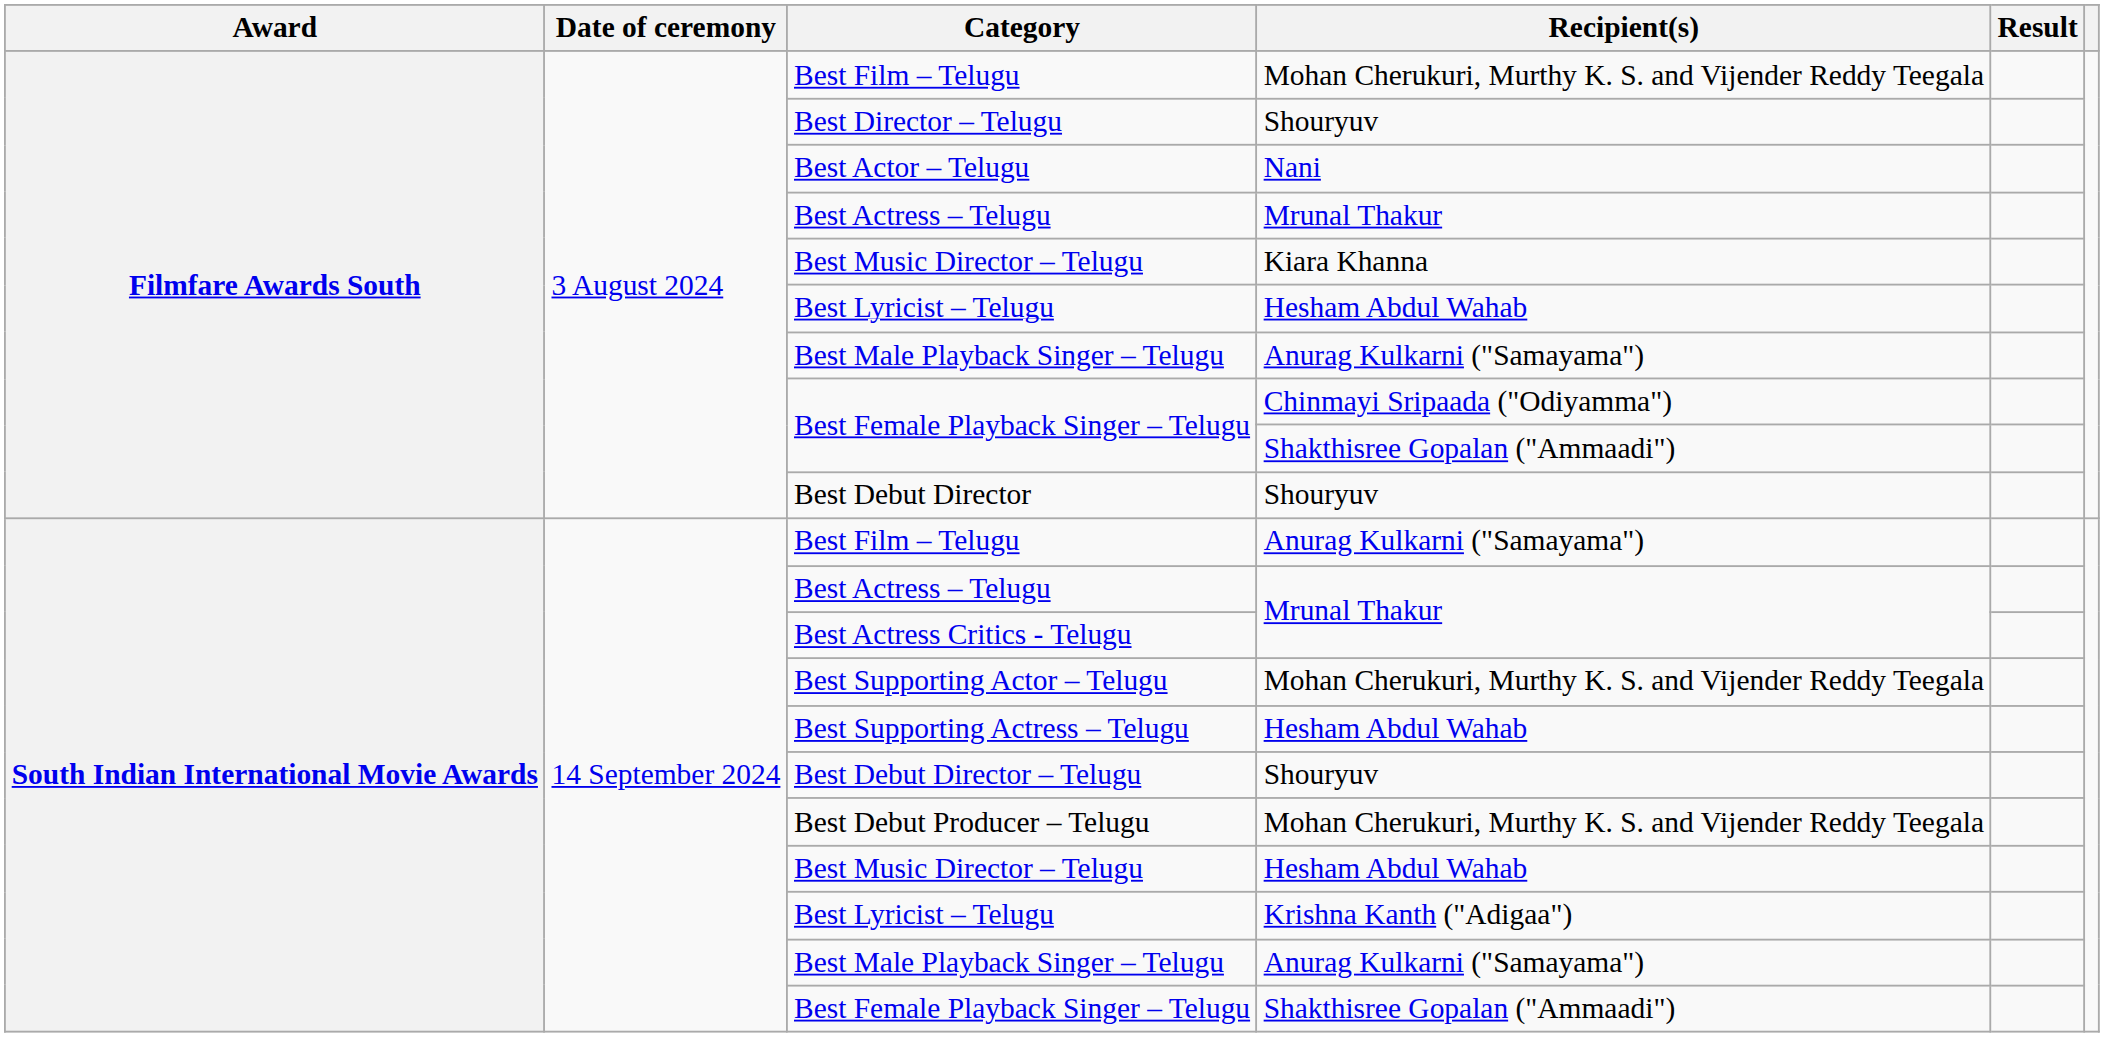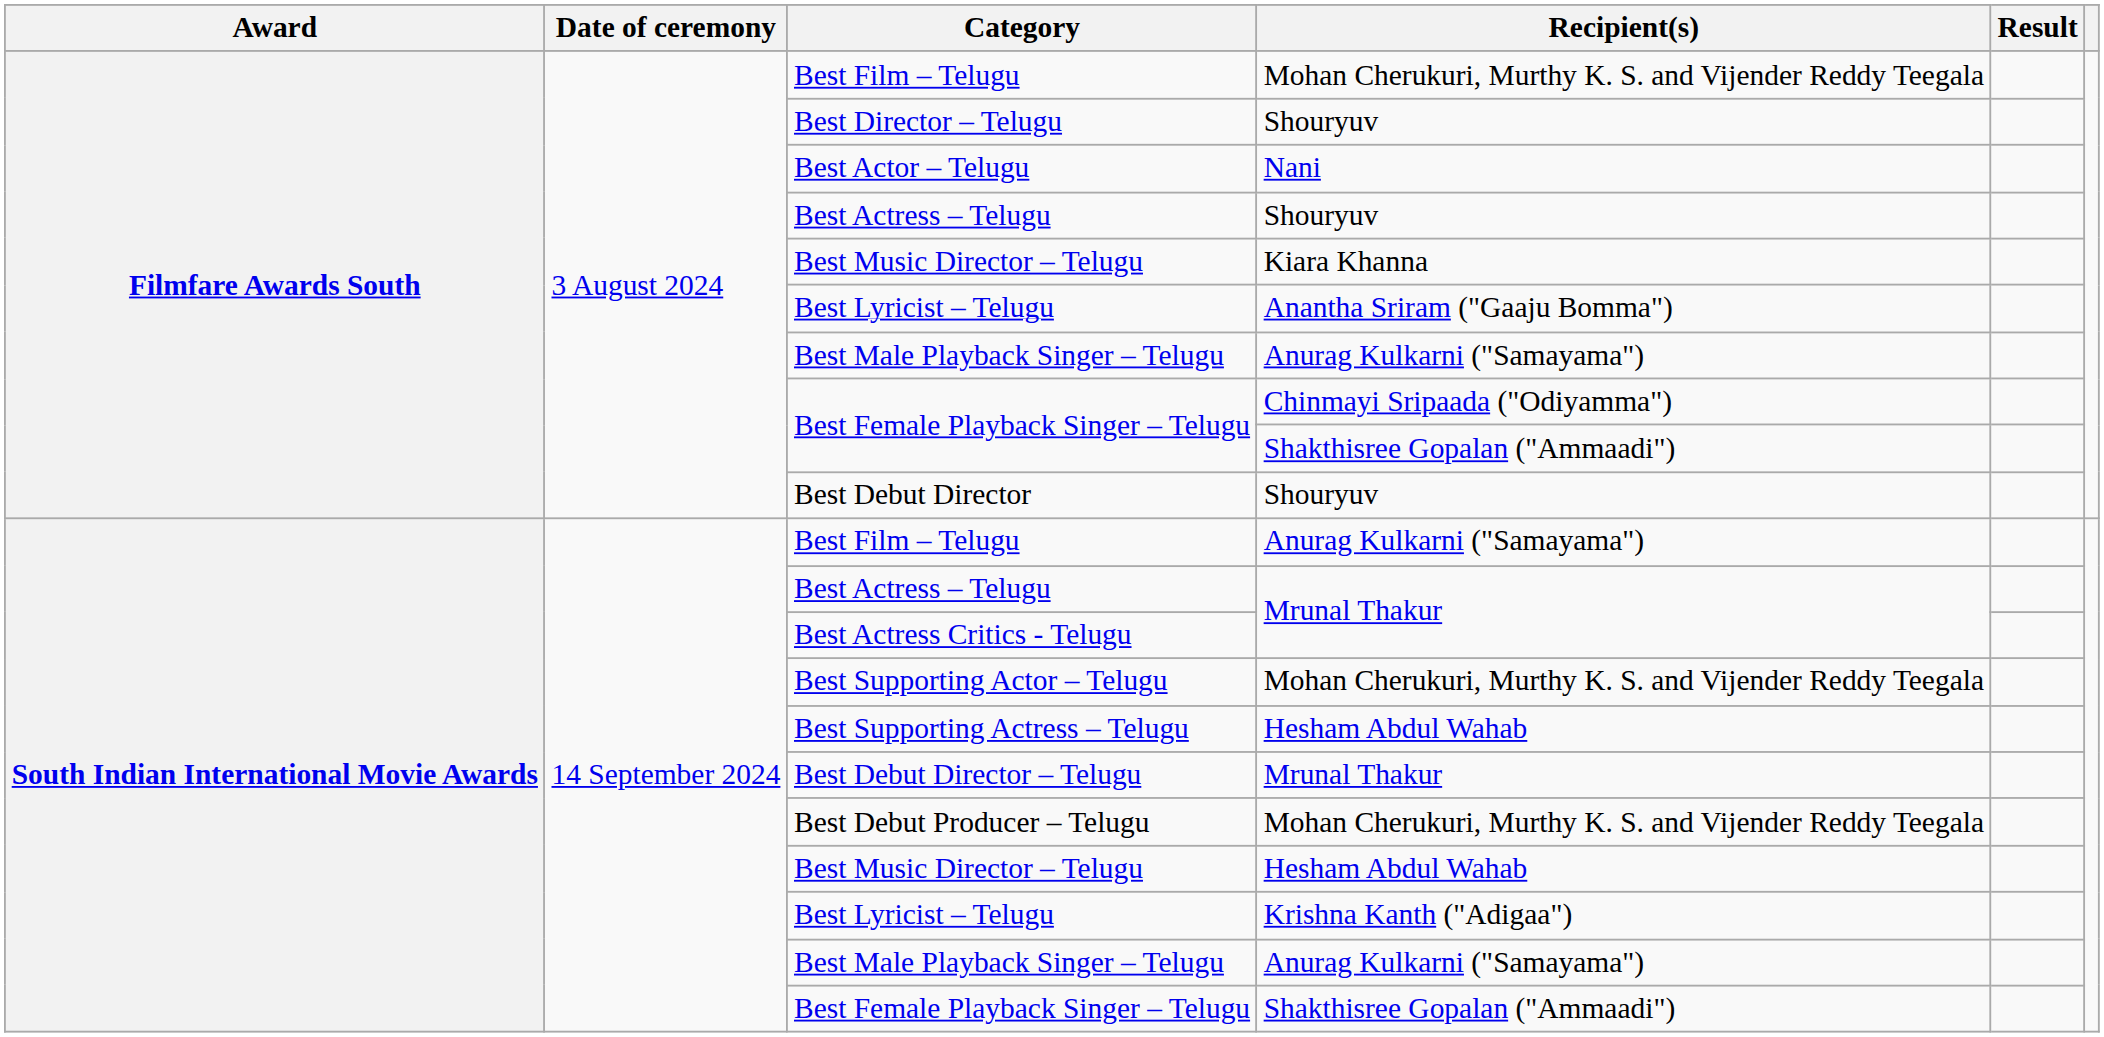(1353, 214) Mrunal Thakur -> (1321, 214) Shouryuv
(1395, 307) Hesham Abdul Wahab -> (1468, 307) Anantha Sriram ("Gaaju Bomma")
(1321, 774) Shouryuv -> (1353, 774) Mrunal Thakur
